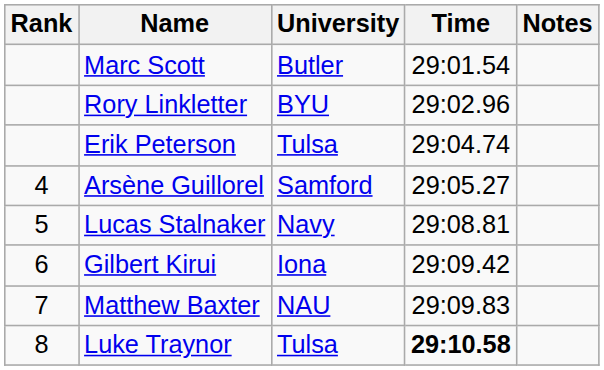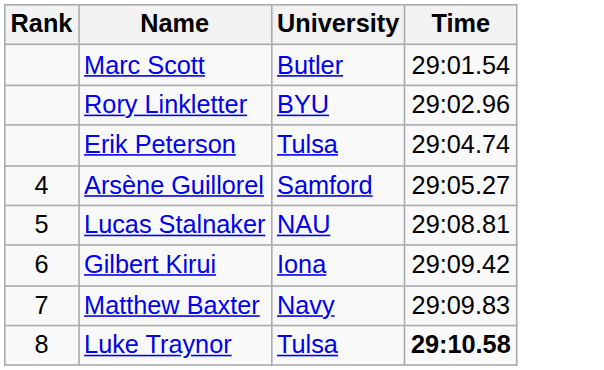- column: (558, 24)
(306, 225) Navy -> (304, 225) NAU
(304, 305) NAU -> (306, 305) Navy
